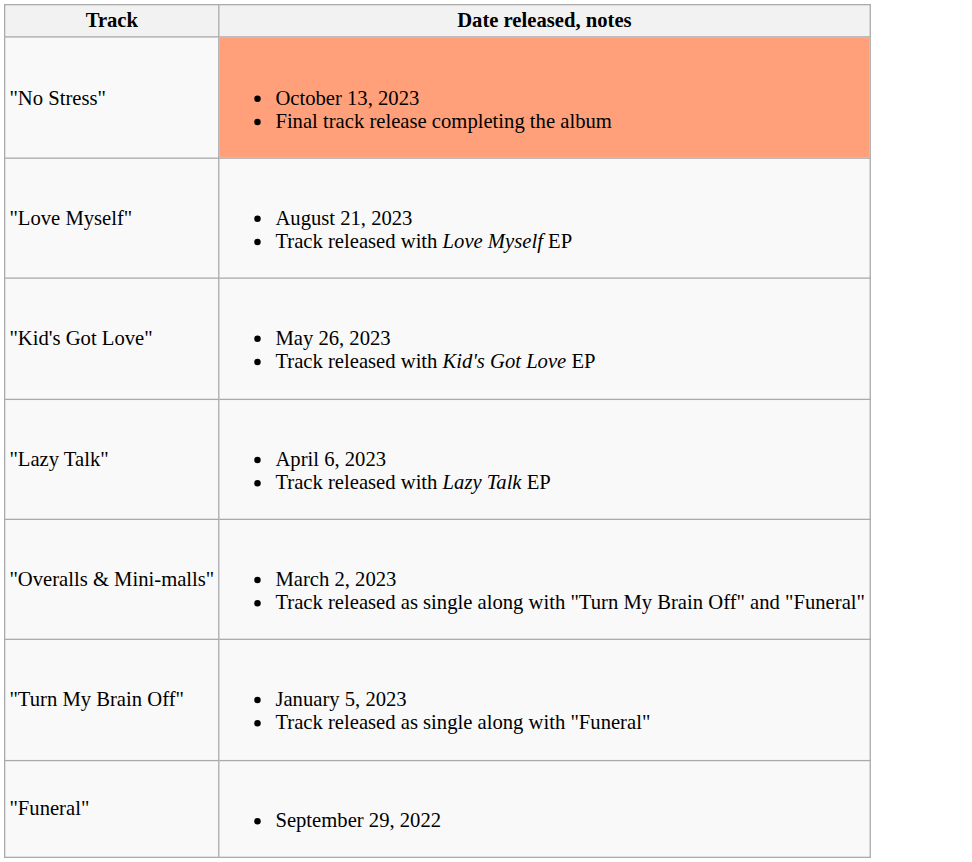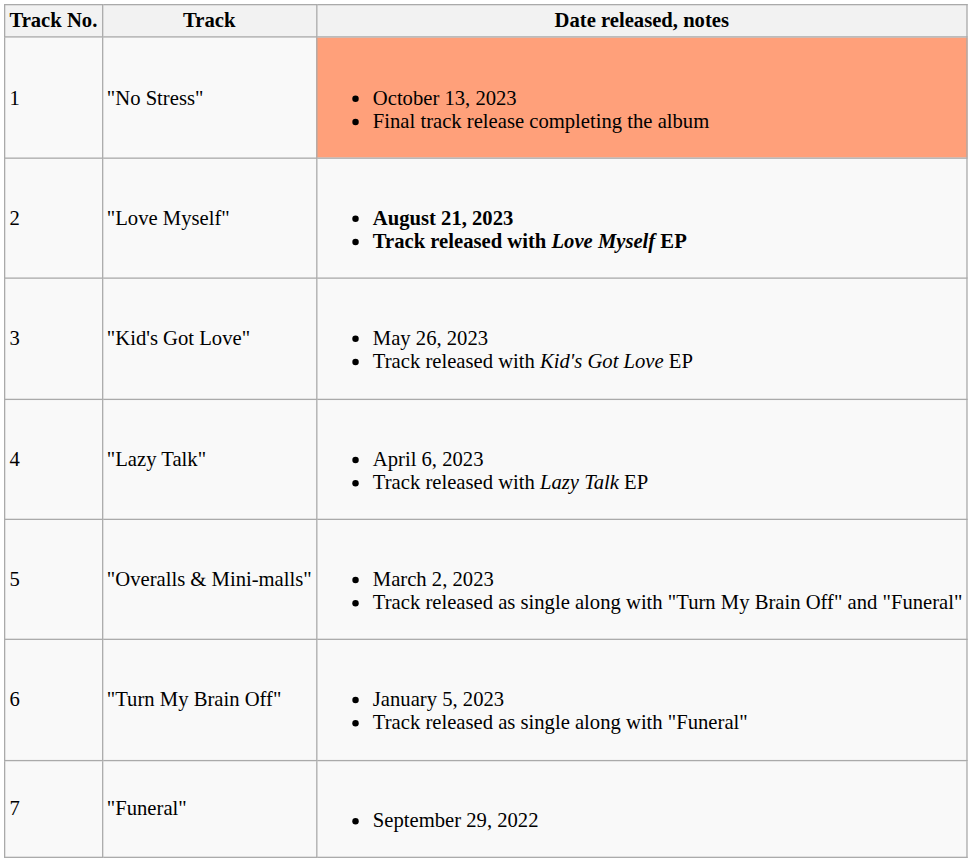+ column: (53, 20)
(544, 230) normal -> (642, 230) bold
